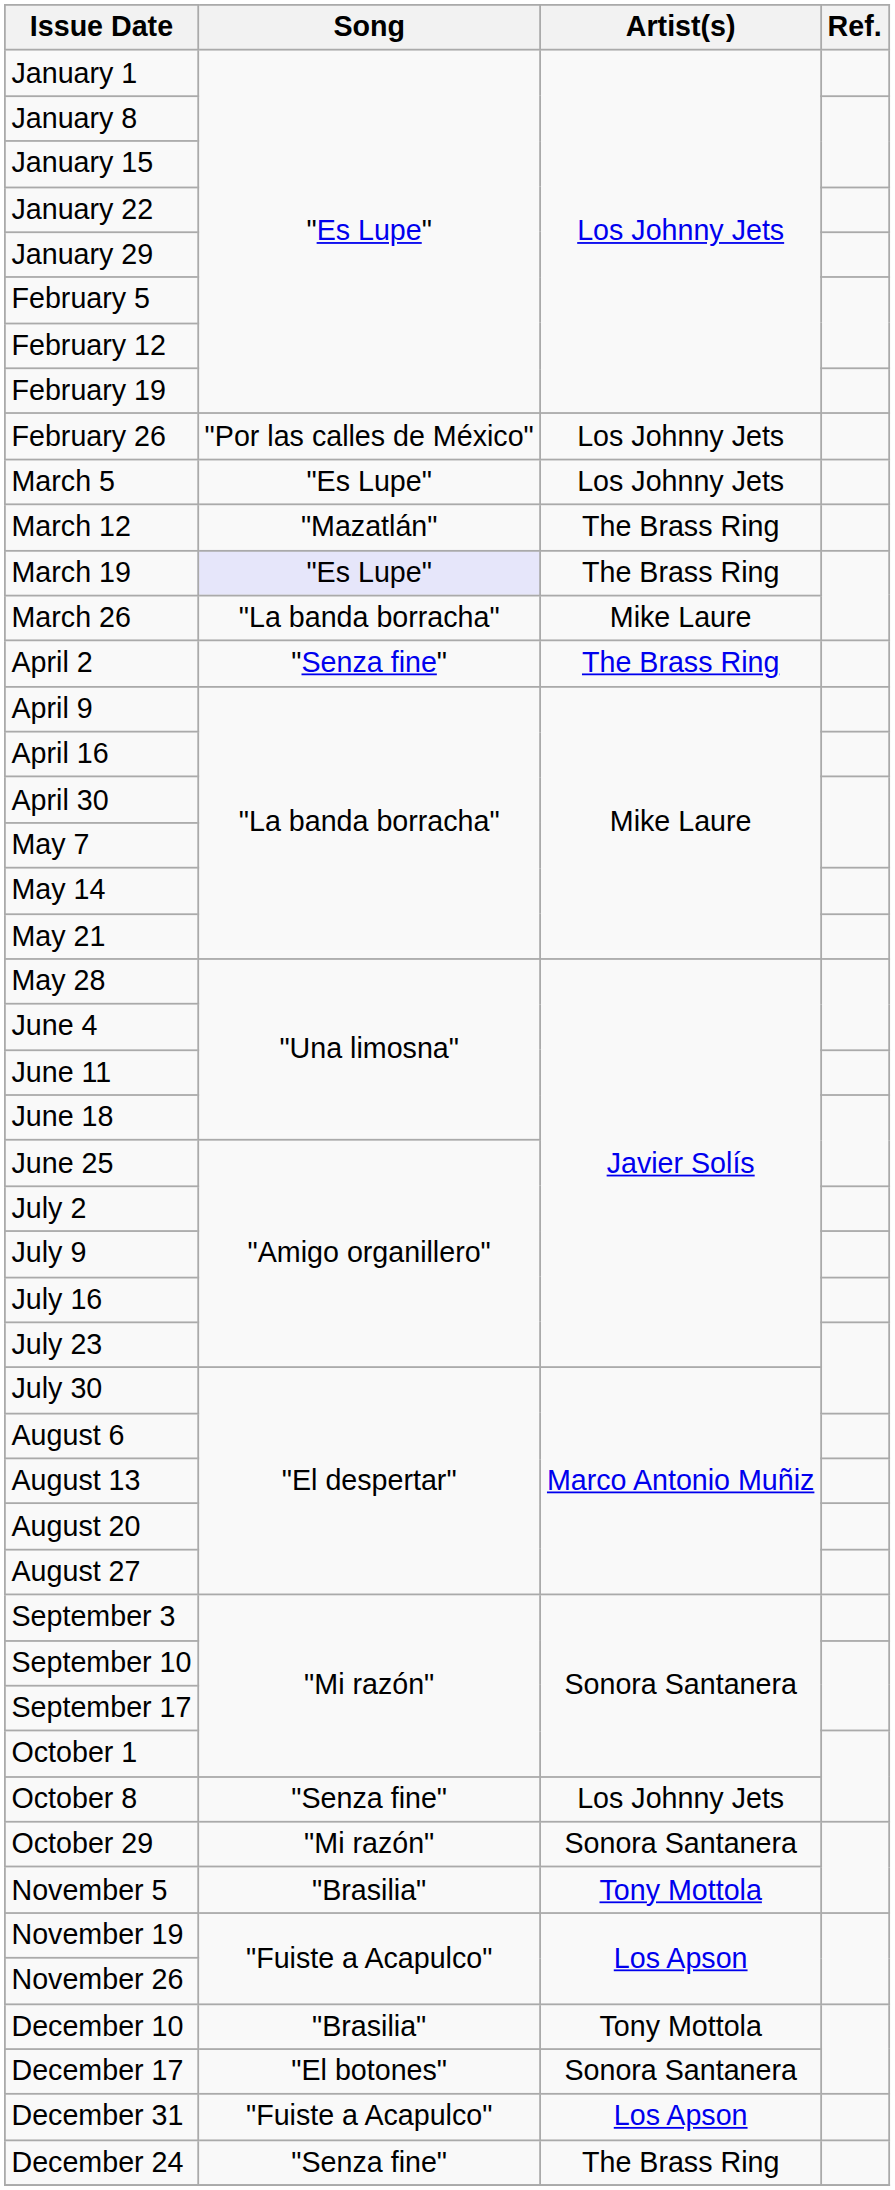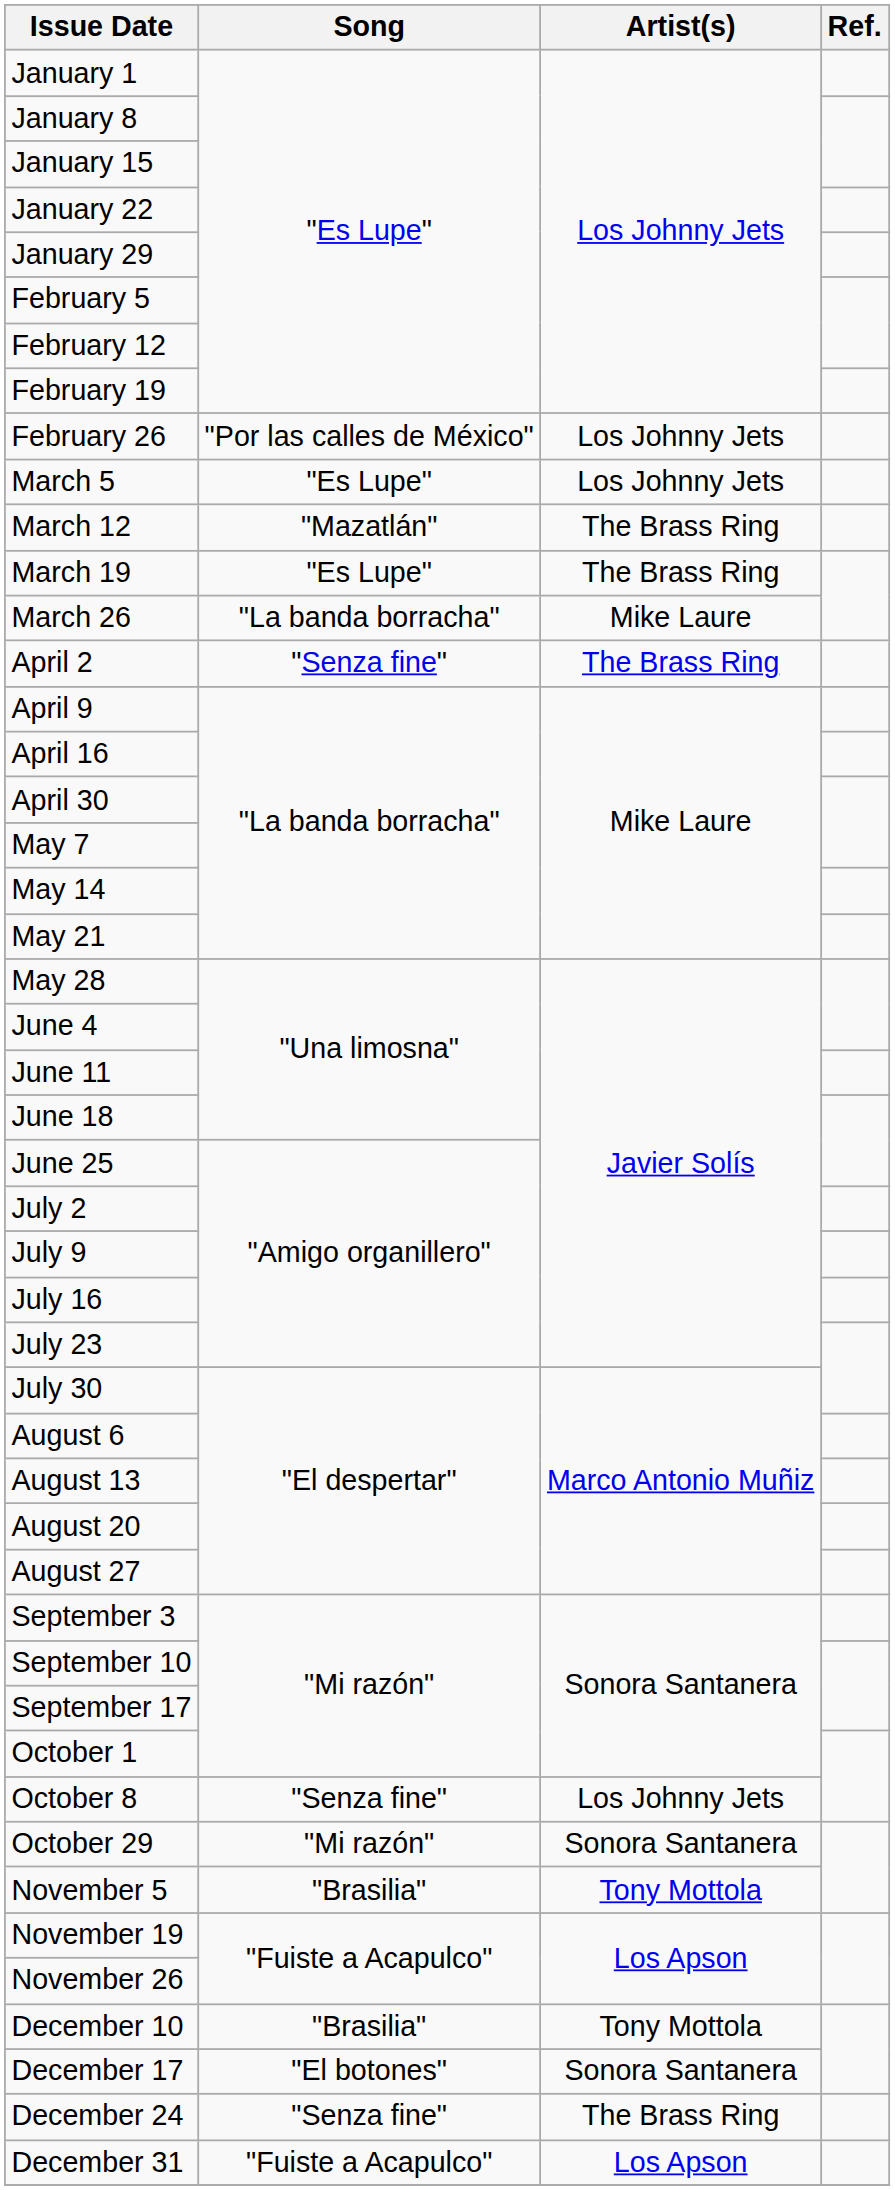(369, 572) lavender background -> (369, 572) no background
rows swapped: (97, 2162) <-> (97, 2116)
